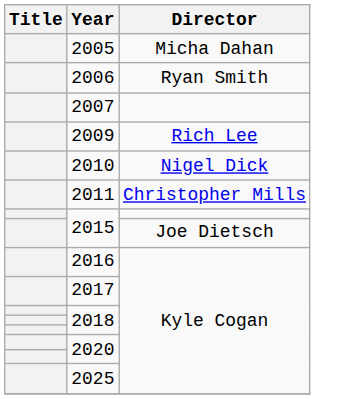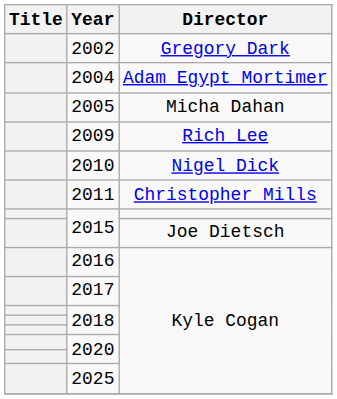+ row: (93, 49)
+ row: (93, 78)
- row: (93, 78)
- row: (93, 107)
